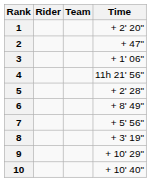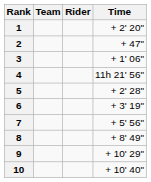columns swapped: (48, 12) <-> (78, 12)
(127, 106) + 8' 49" -> (127, 106) + 3' 19"
(127, 138) + 3' 19" -> (127, 138) + 8' 49"
